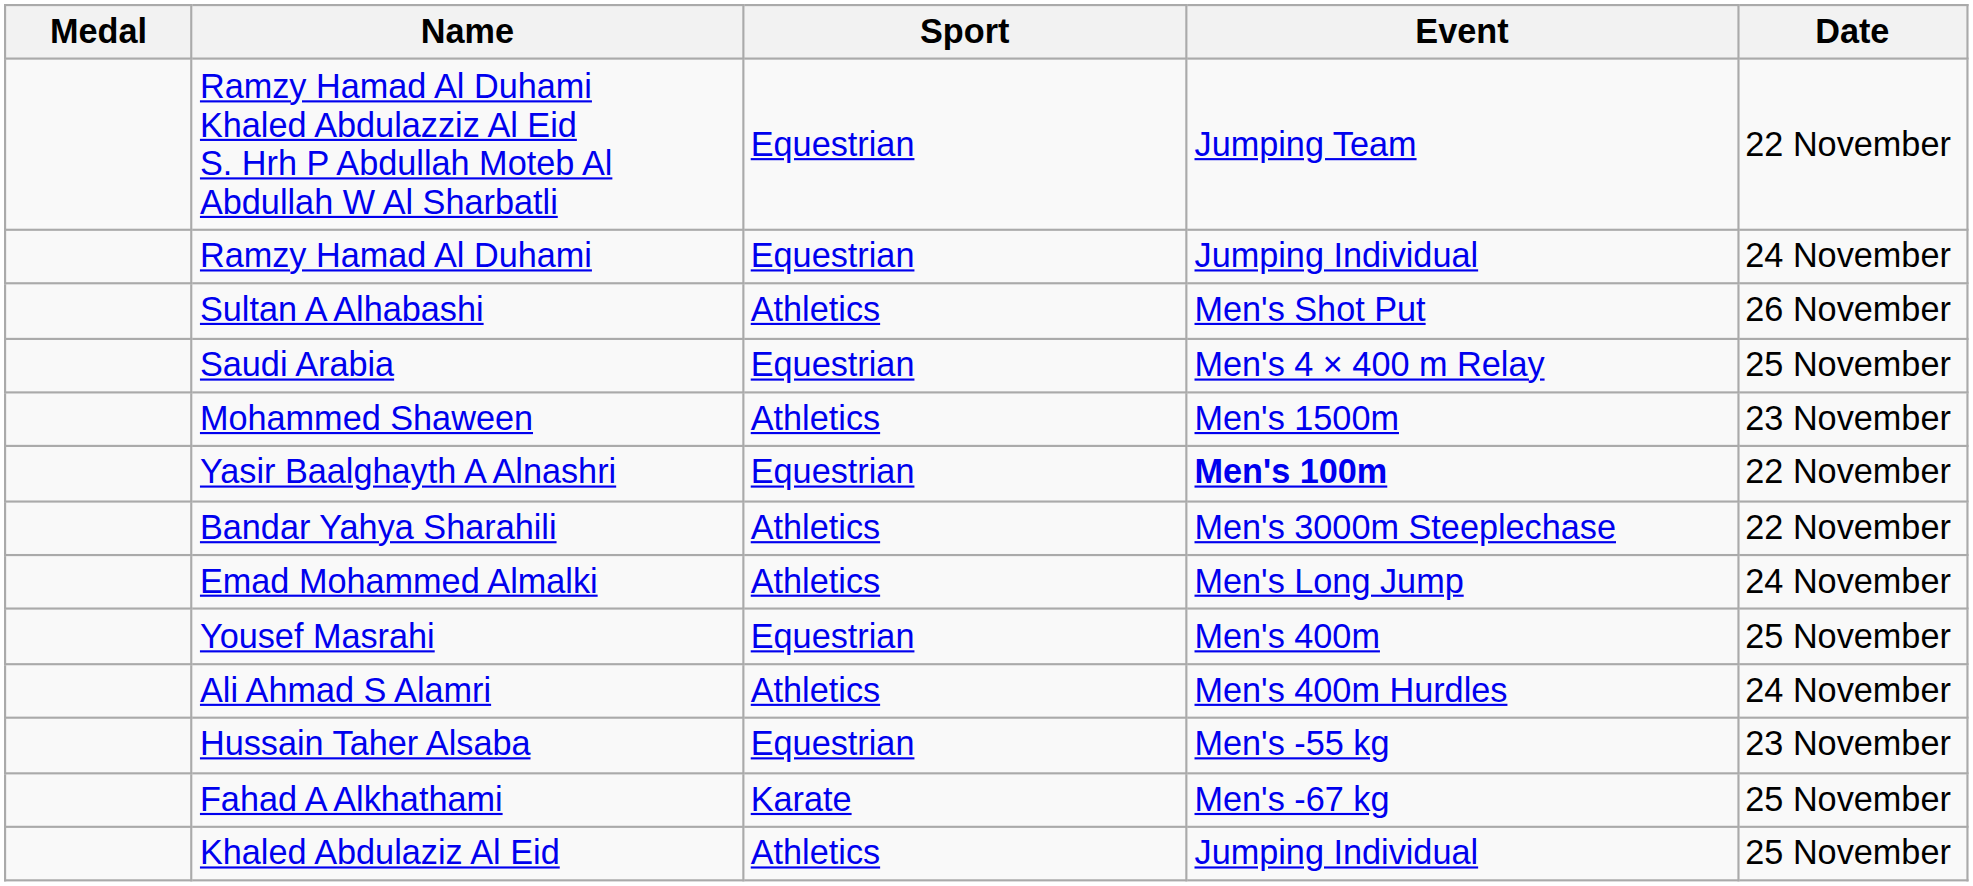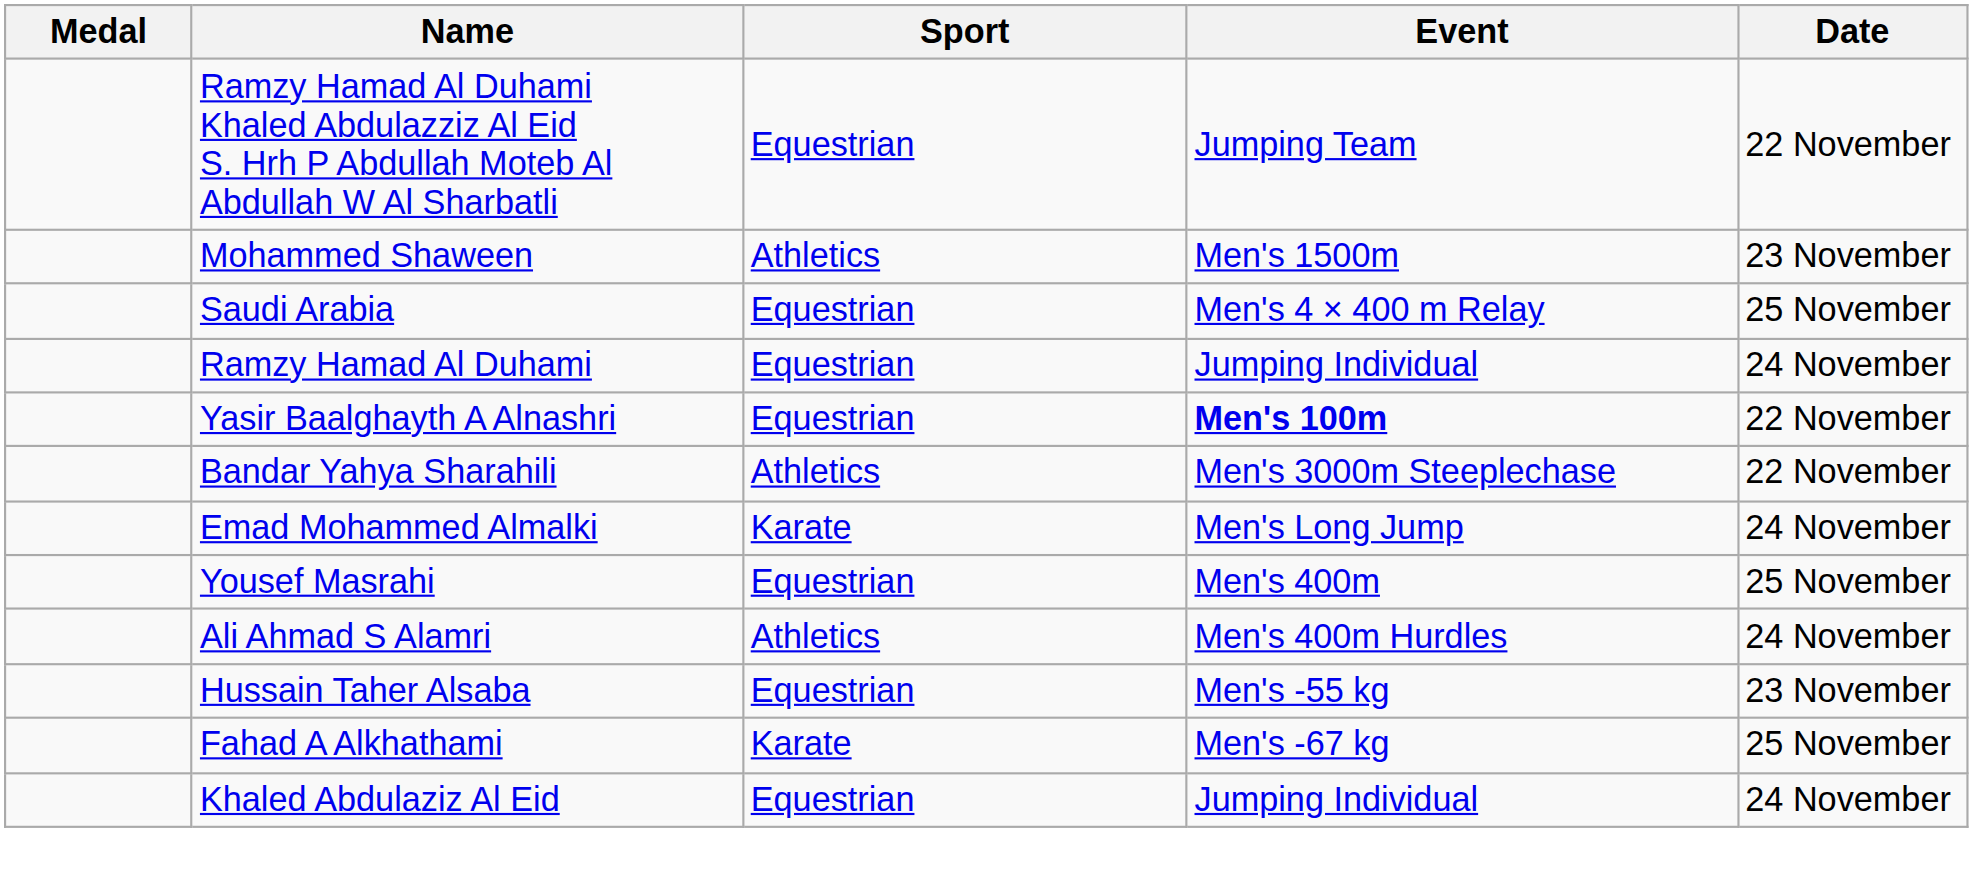rows swapped: (366, 418) <-> (396, 255)
- row: (342, 310)
(815, 581) Athletics -> (801, 527) Karate
(815, 853) Athletics -> (833, 798) Equestrian
(1848, 853) 25 November -> (1848, 798) 24 November
